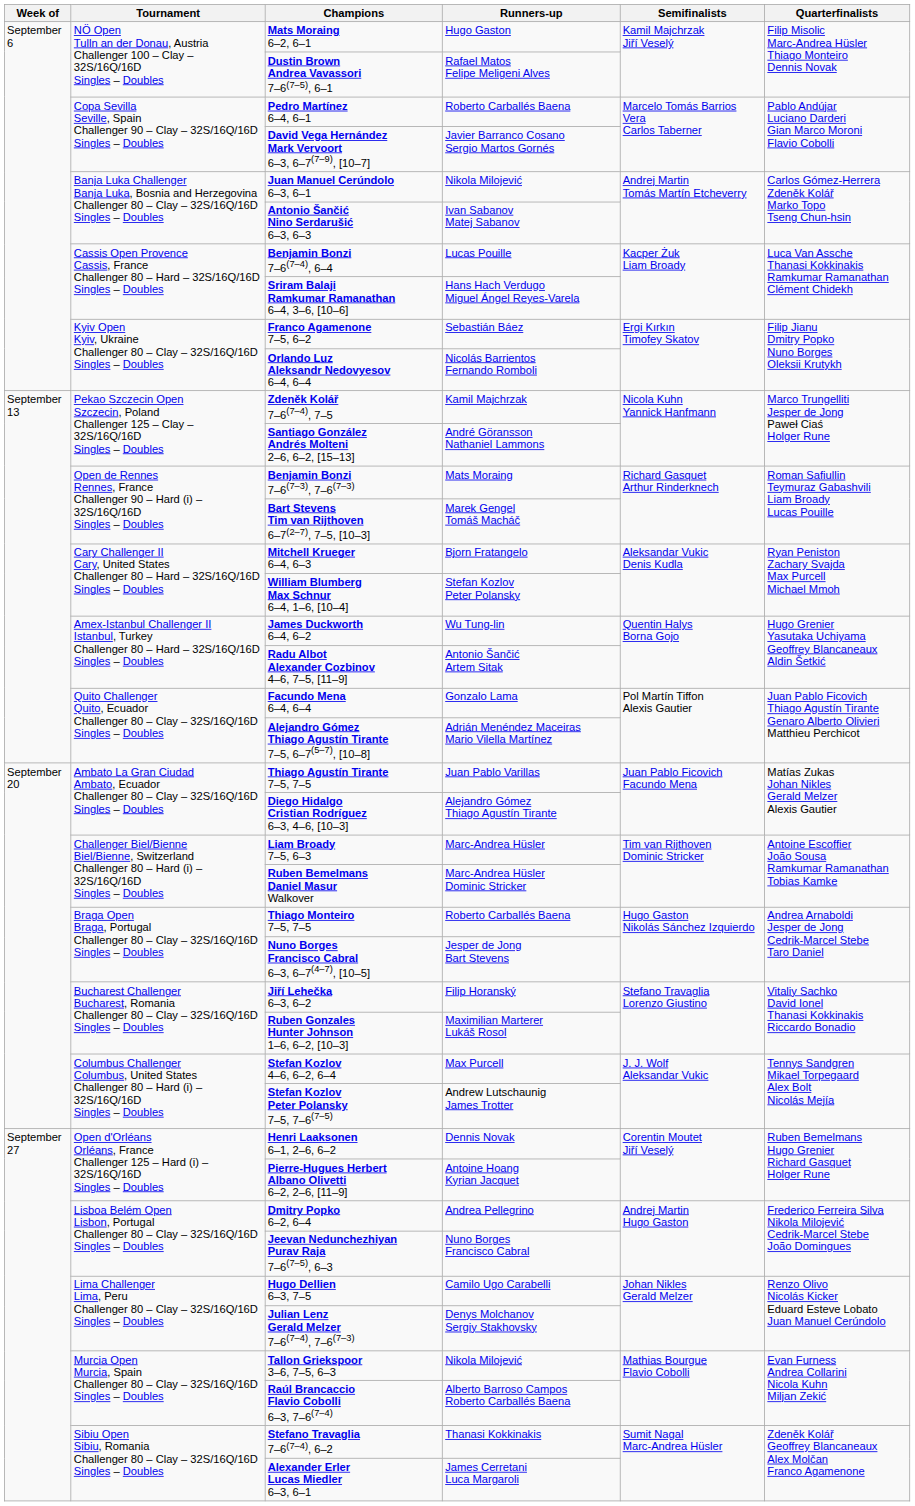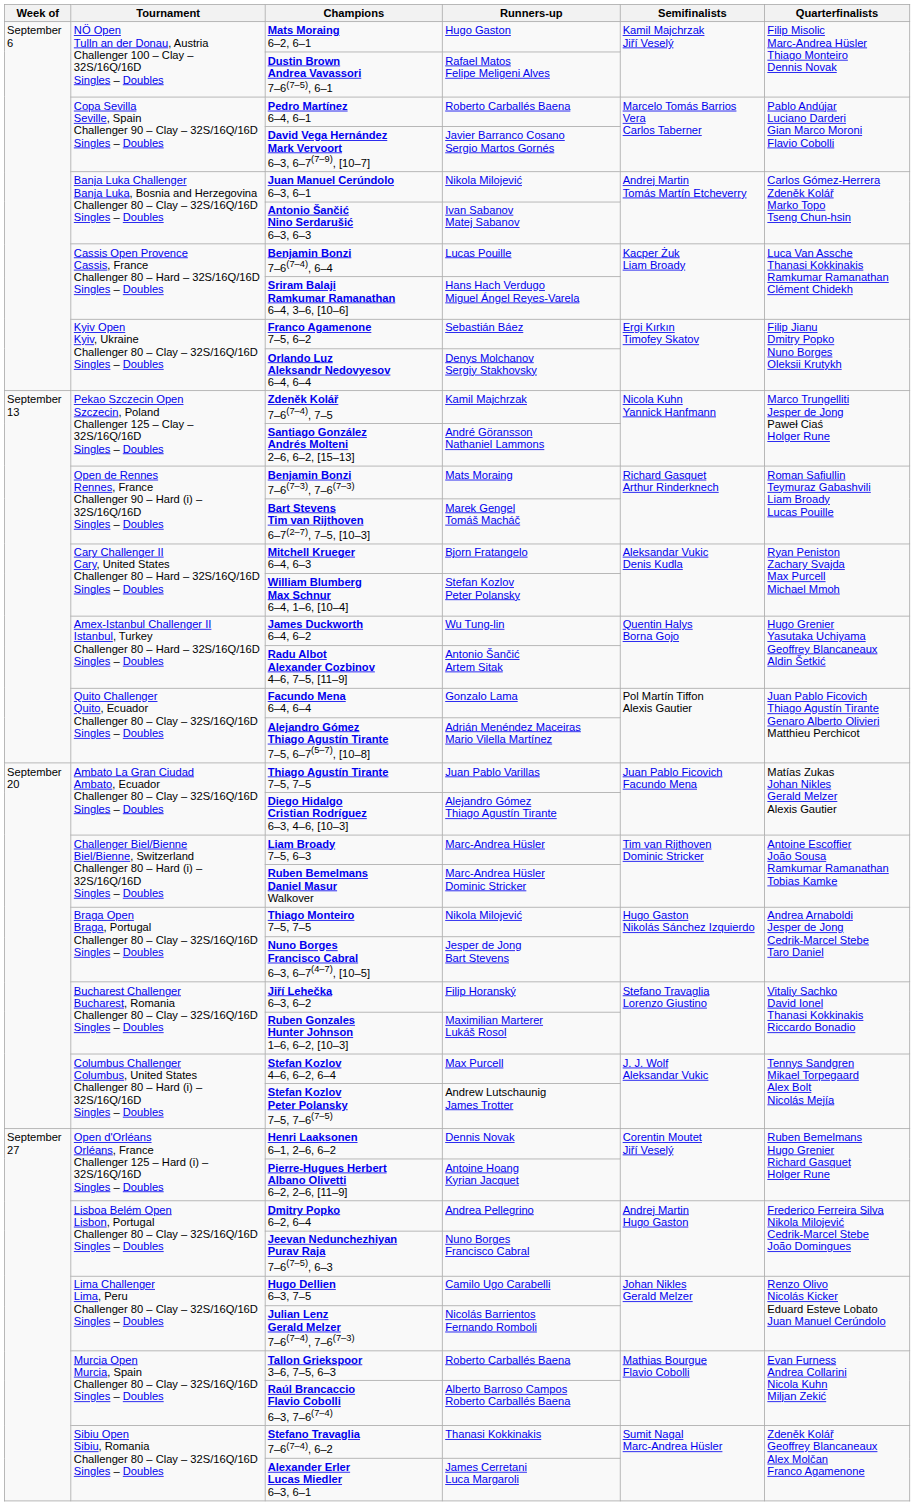(491, 363) Nicolás Barrientos Fernando Romboli -> (491, 363) Denys Molchanov Sergiy Stakhovsky
(508, 915) Roberto Carballés Baena -> (484, 915) Nikola Milojević
(491, 1320) Denys Molchanov Sergiy Stakhovsky -> (491, 1320) Nicolás Barrientos Fernando Romboli
(484, 1359) Nikola Milojević -> (508, 1359) Roberto Carballés Baena
